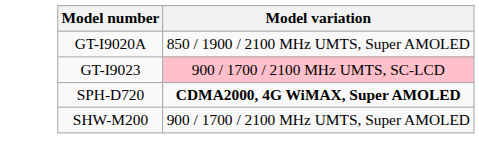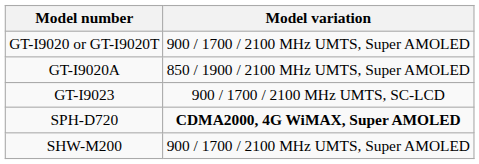+ row: (84, 44)
(318, 69) pink background -> (318, 94) no background
